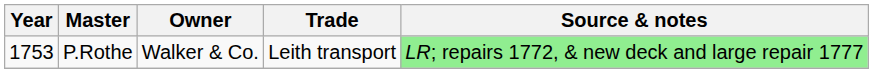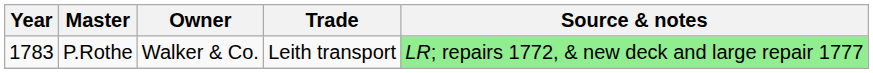(31, 52) 1753 -> (31, 52) 1783
